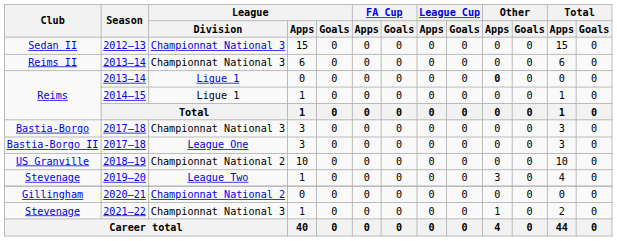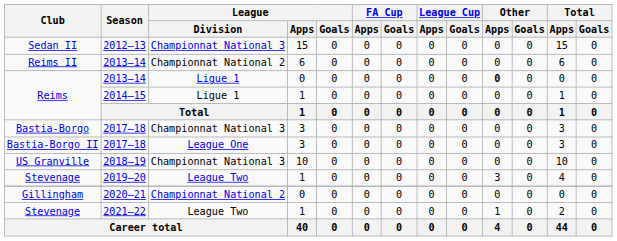(218, 62) Championnat National 3 -> (218, 62) Championnat National 2
(218, 161) Championnat National 2 -> (218, 161) Championnat National 3
(218, 211) Championnat National 3 -> (218, 211) League Two
